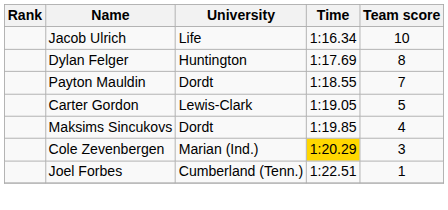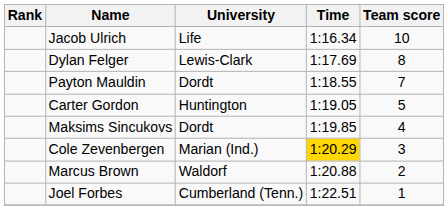(213, 60) Huntington -> (215, 60) Lewis-Clark
(215, 104) Lewis-Clark -> (213, 104) Huntington
+ row: (94, 171)
